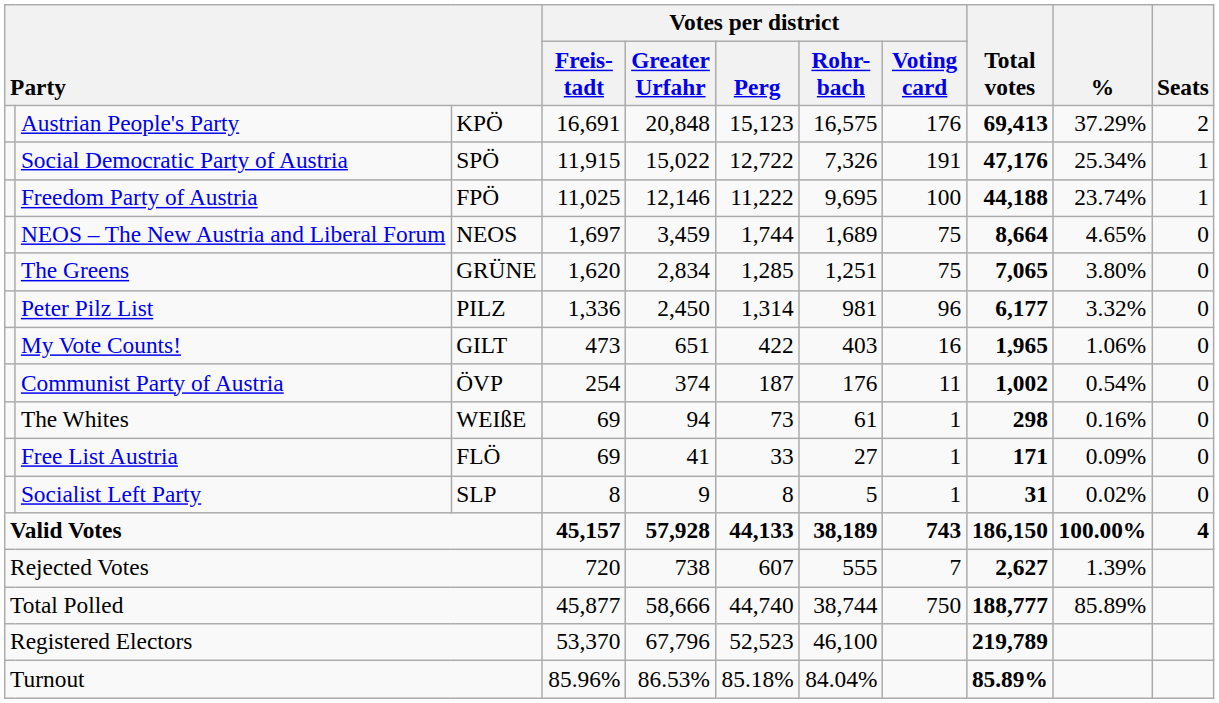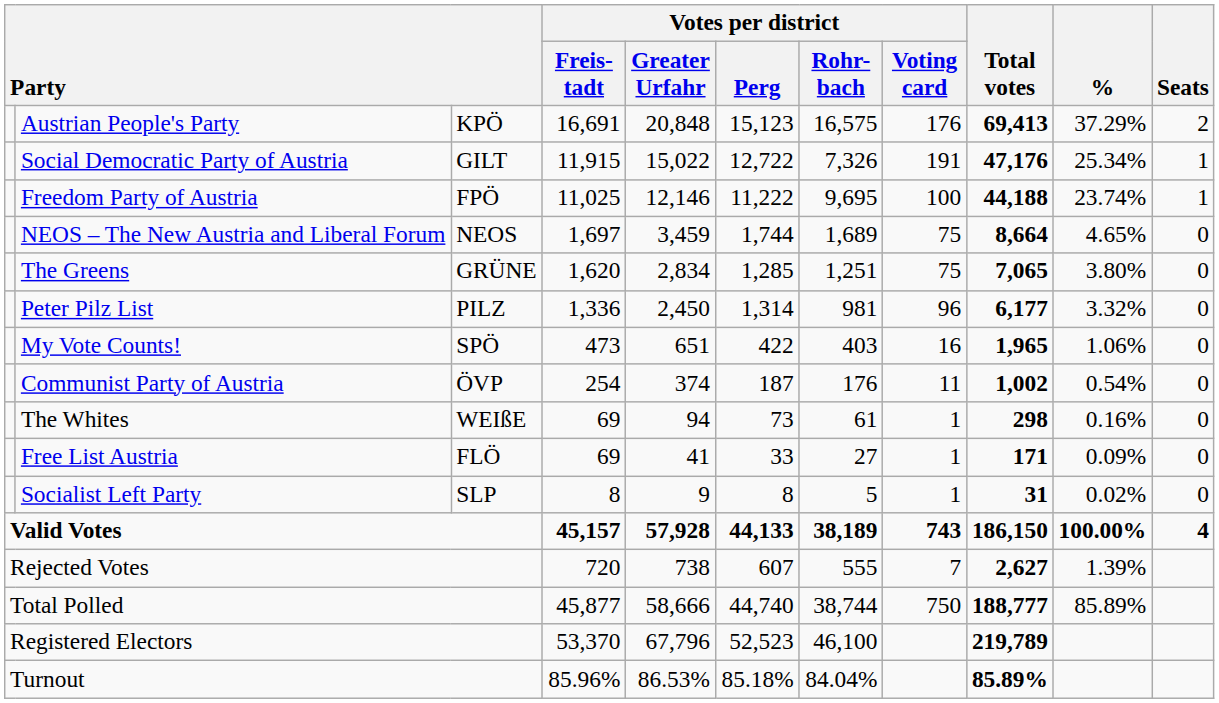(478, 160) SPÖ -> (482, 160) GILT
(482, 345) GILT -> (478, 345) SPÖ
